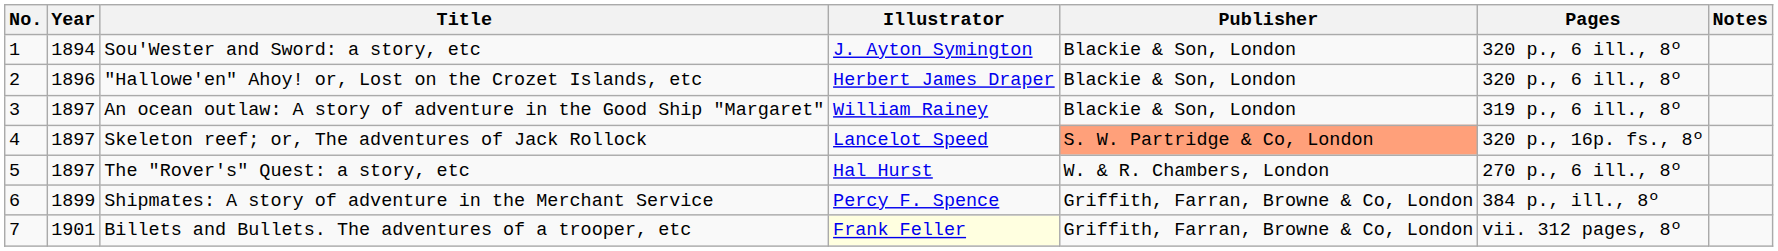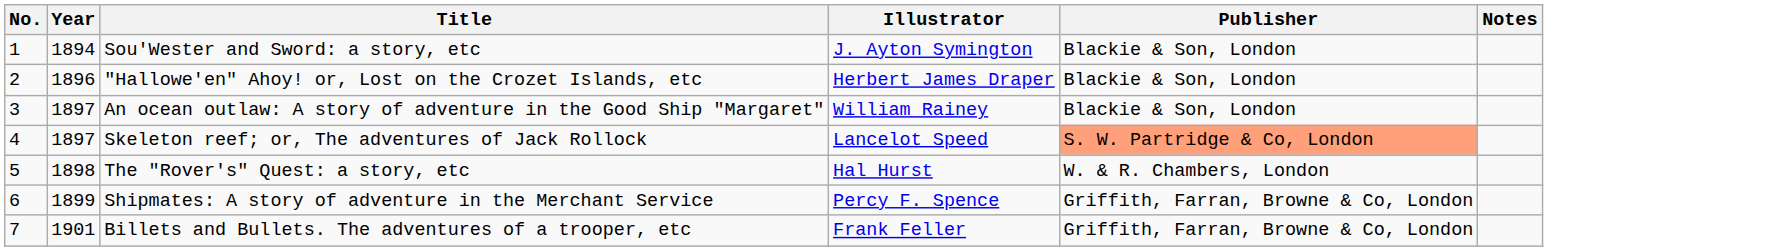- column: (1593, 20)
(73, 170) 1897 -> (73, 170) 1898
(900, 230) lightyellow background -> (900, 230) no background
